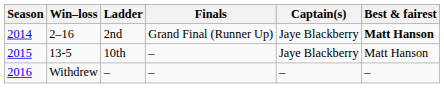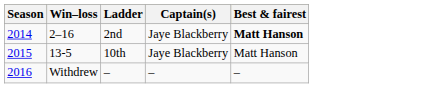- column: (211, 14)
